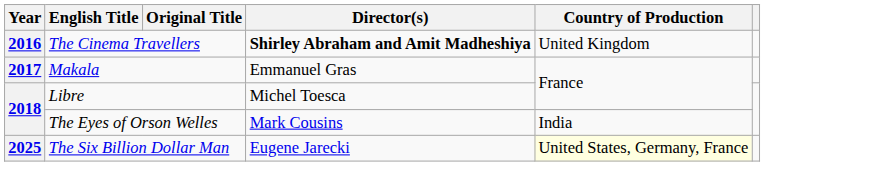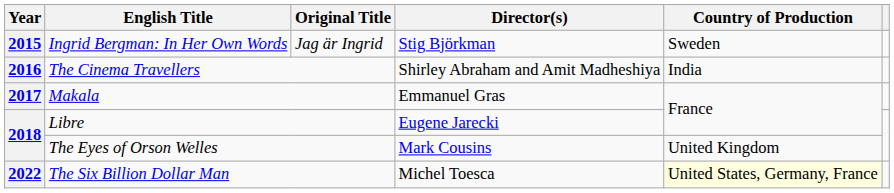+ row: (168, 43)
(390, 43) bold -> (529, 69) normal
(594, 43) United Kingdom -> (685, 69) India
(298, 95) Michel Toesca -> (449, 122) Eugene Jarecki
(555, 122) India -> (724, 148) United Kingdom
(25, 148) 2025 -> (25, 174) 2022
(300, 148) Eugene Jarecki -> (447, 174) Michel Toesca
